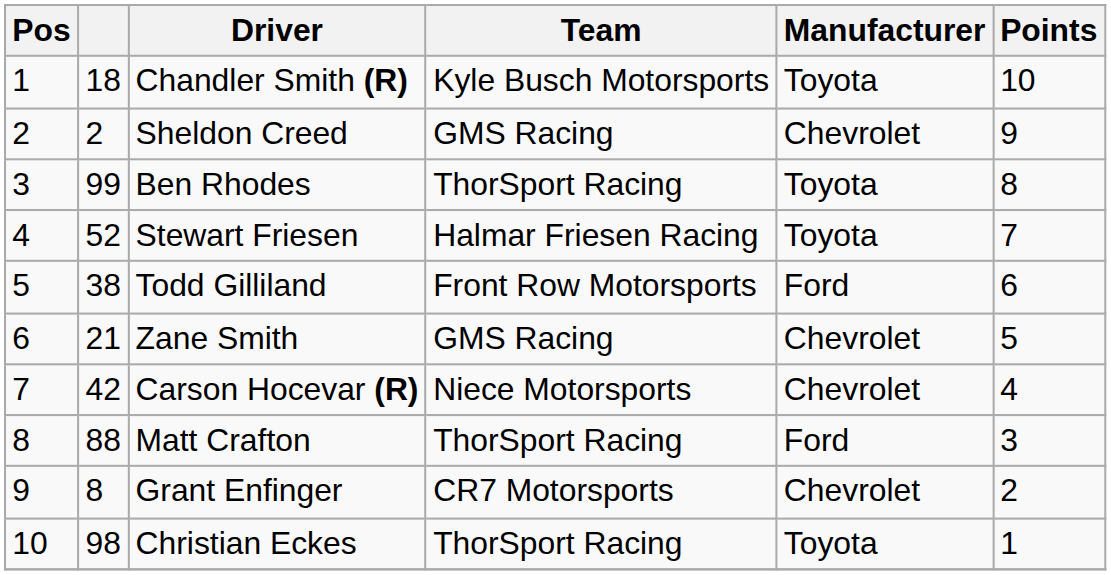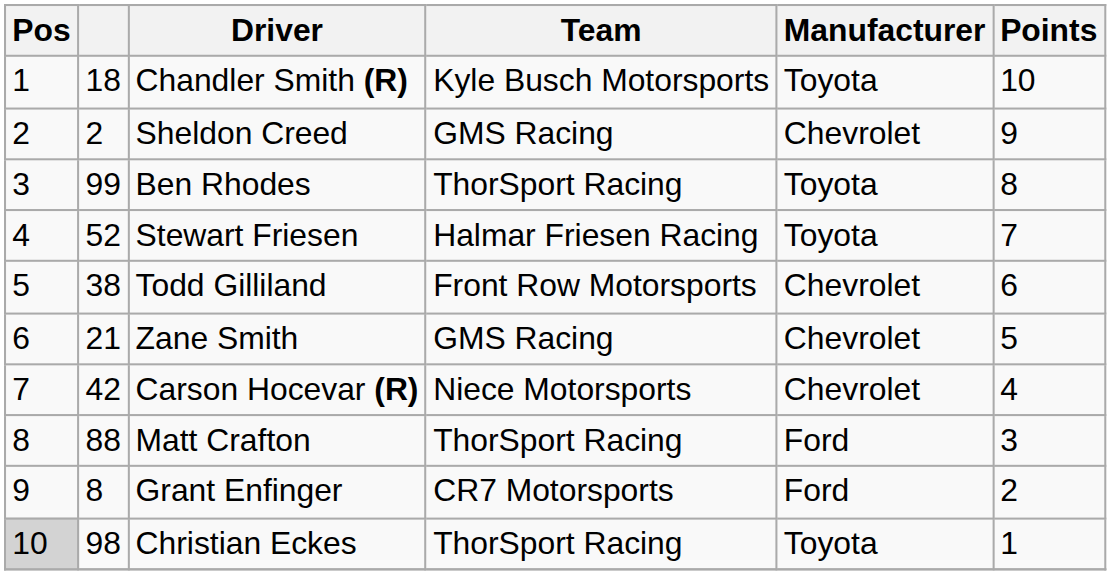(817, 286) Ford -> (852, 286) Chevrolet
(852, 491) Chevrolet -> (817, 491) Ford
(30, 542) no background -> (30, 542) lightgrey background
